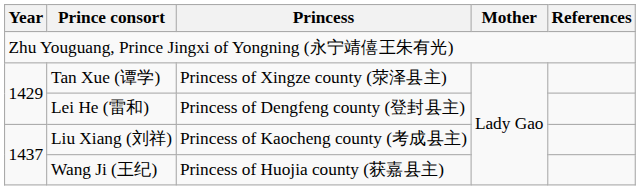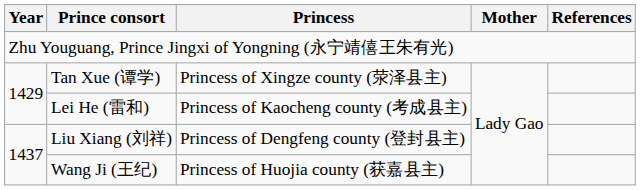(322, 107) Princess of Dengfeng county (登封县主) -> (323, 107) Princess of Kaocheng county (考成县主)
(323, 138) Princess of Kaocheng county (考成县主) -> (322, 138) Princess of Dengfeng county (登封县主)
